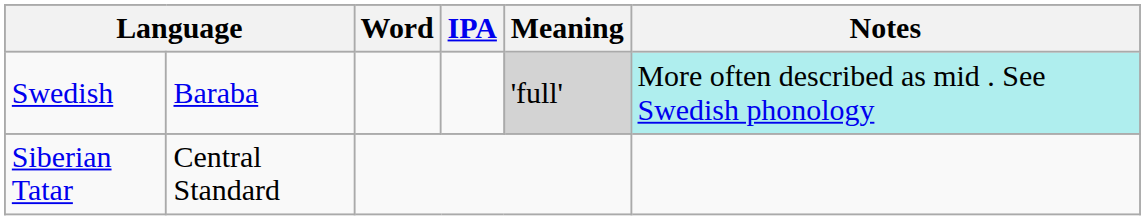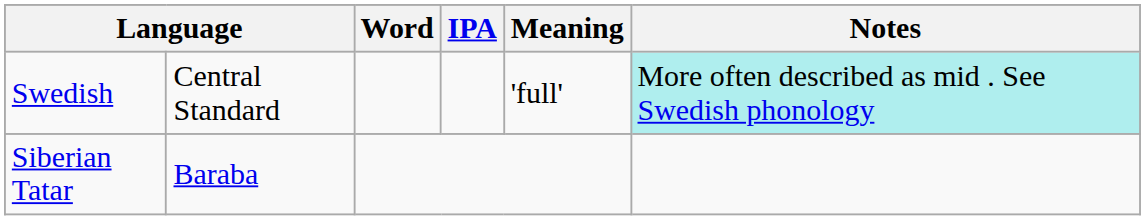(216, 92) Baraba -> (227, 92) Central Standard
(537, 92) lightgrey background -> (537, 92) no background
(227, 173) Central Standard -> (216, 173) Baraba
